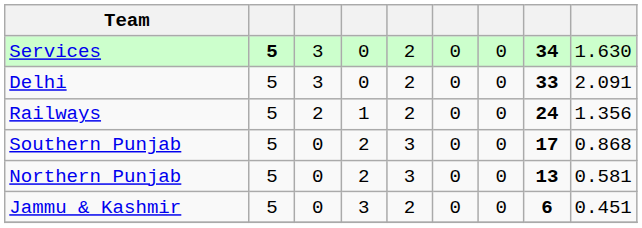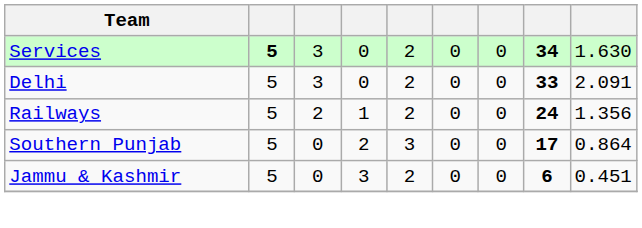(603, 145) 0.868 -> (603, 145) 0.864
- row: (95, 176)
